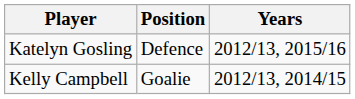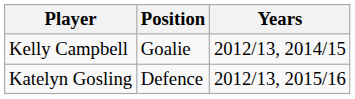rows swapped: (68, 78) <-> (71, 49)
